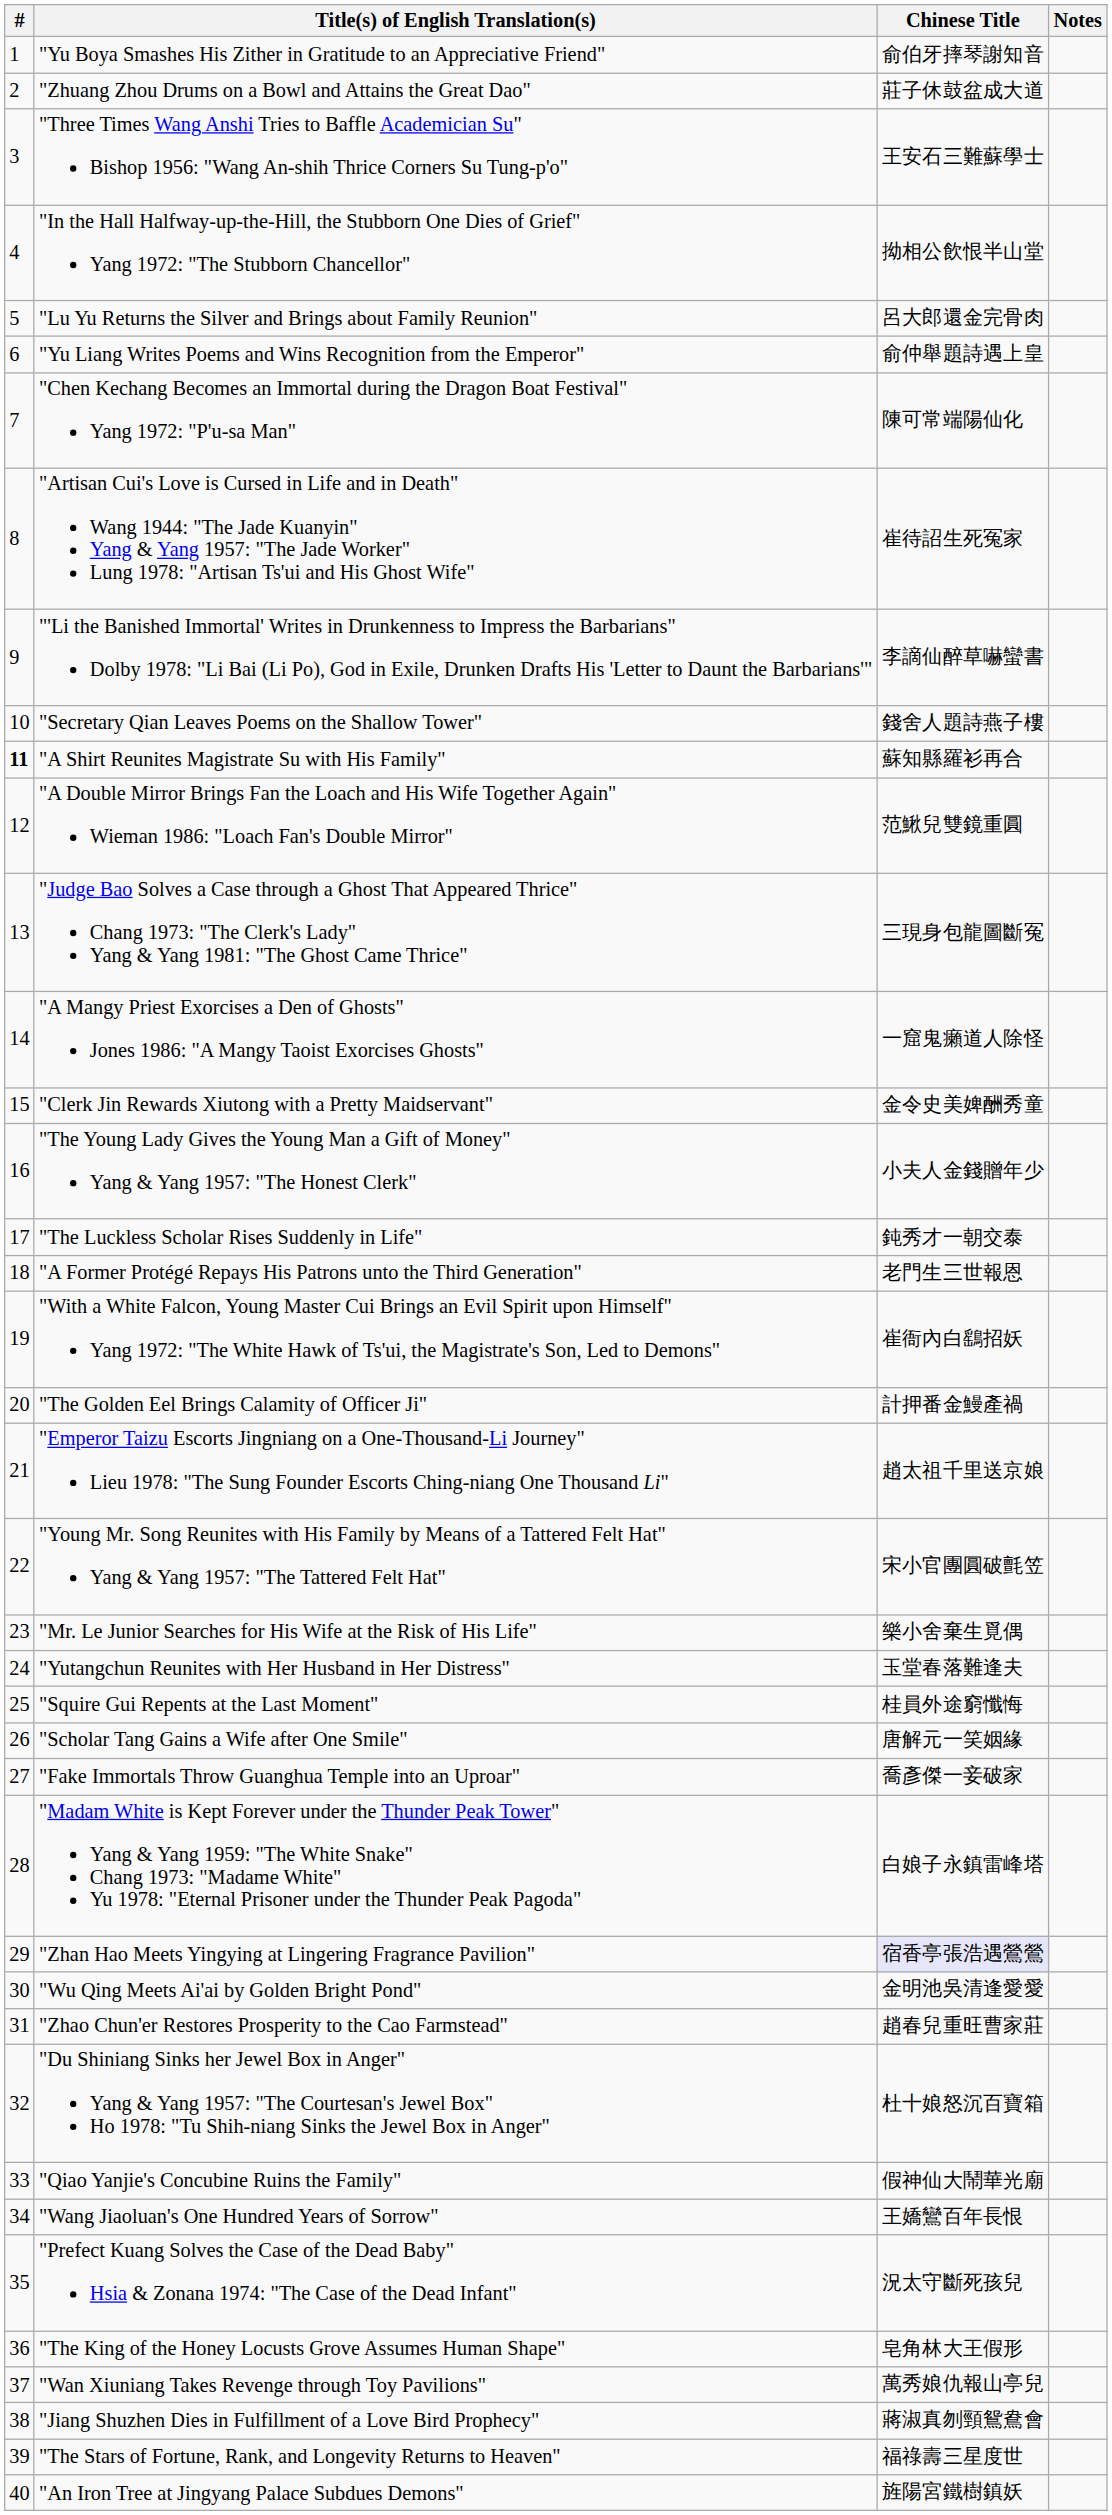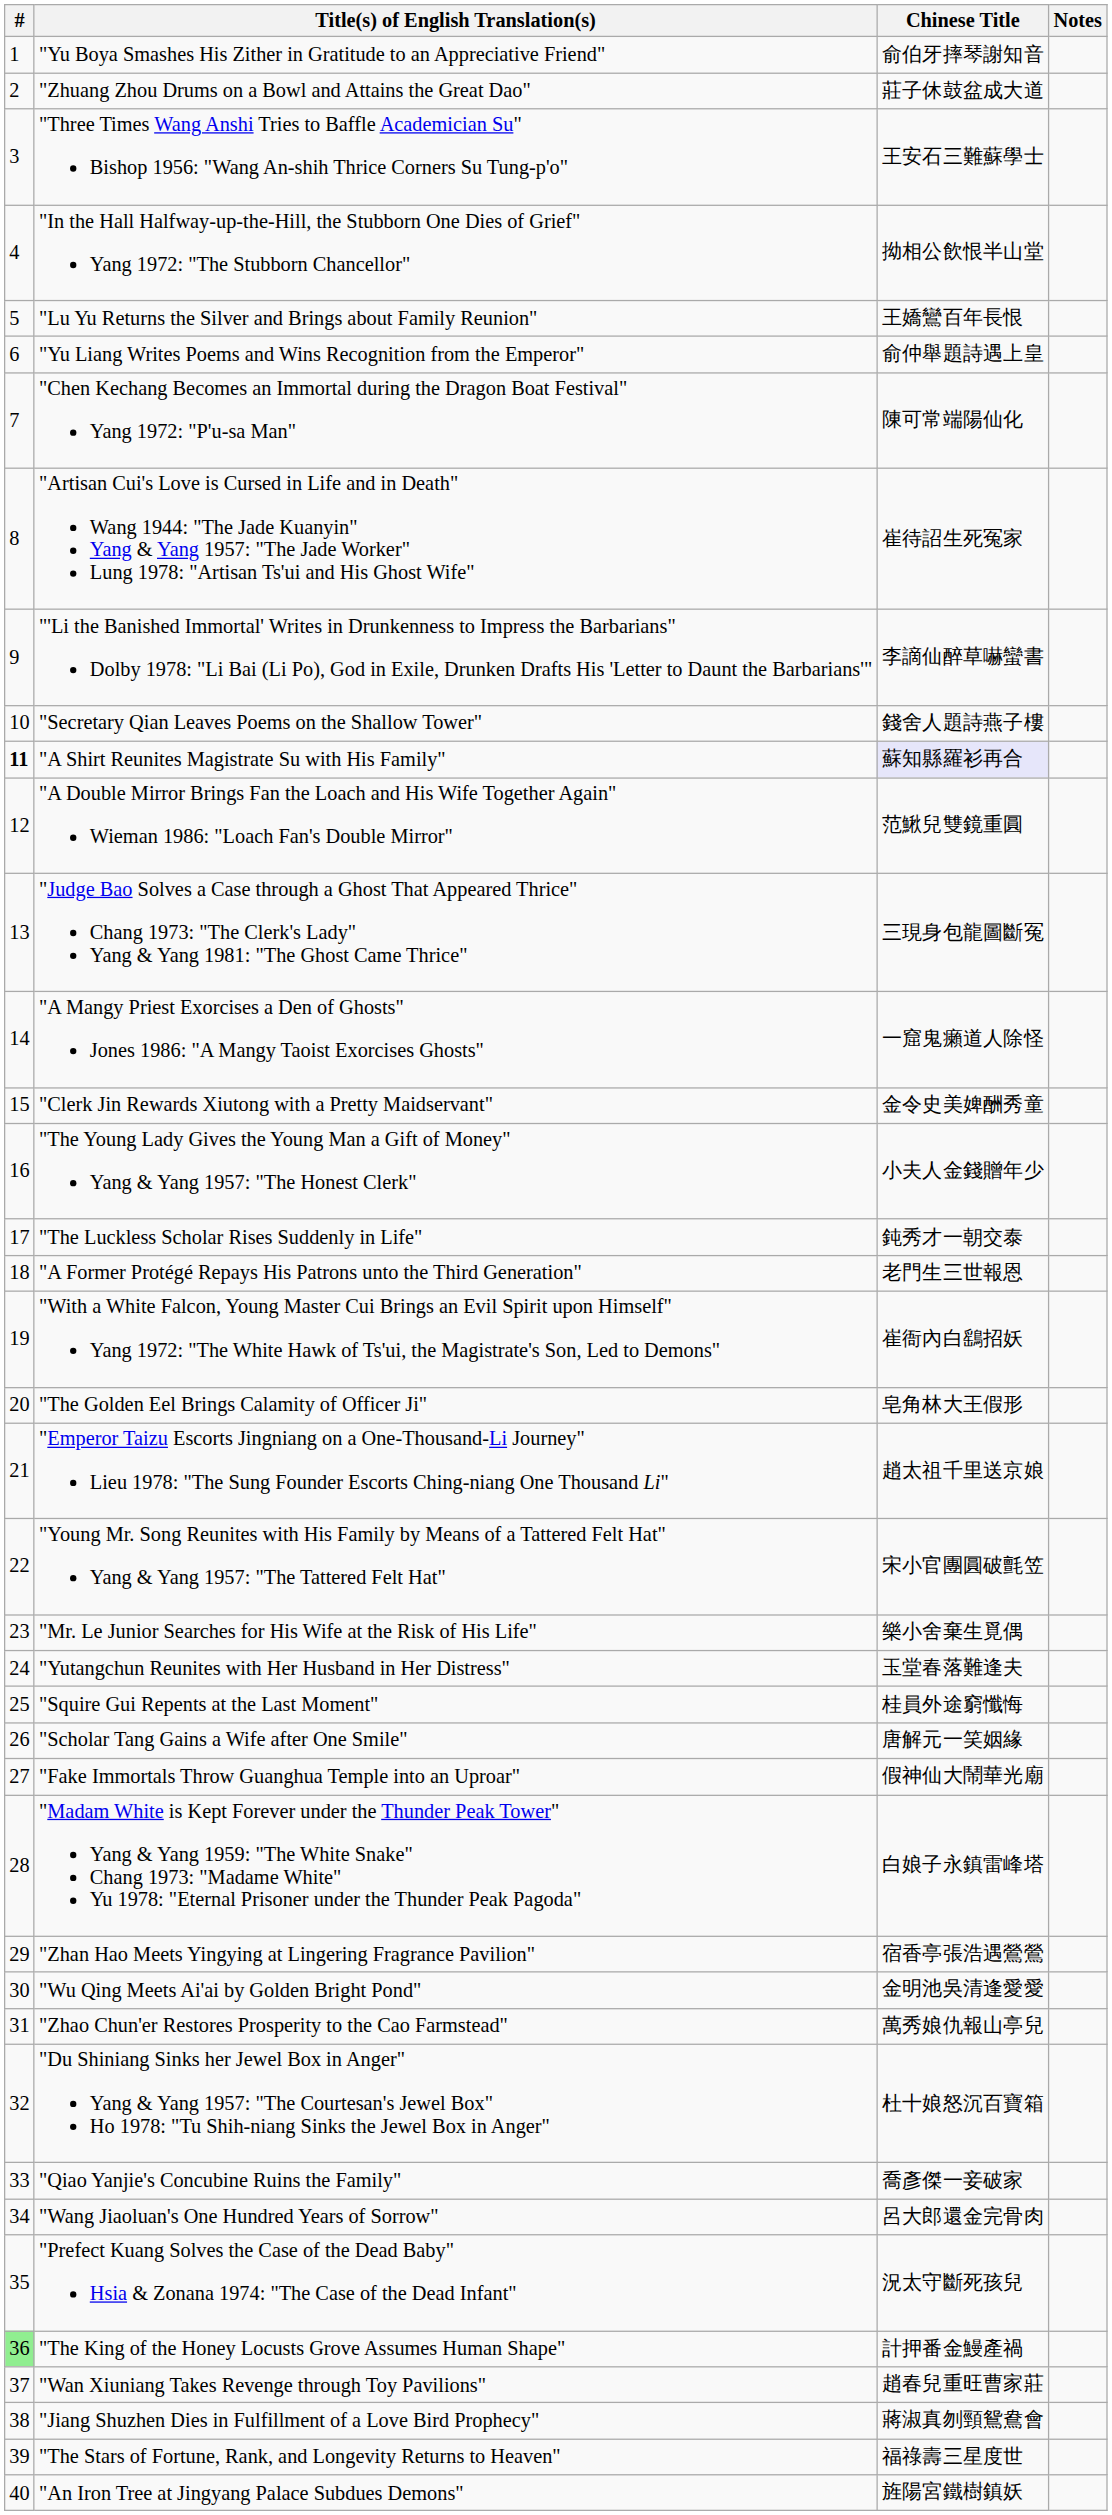(963, 317) 呂大郎還金完骨肉 -> (953, 317) 王嬌鸞百年長恨
(953, 758) no background -> (953, 758) lavender background
(953, 1404) 計押番金鰻產禍 -> (953, 1404) 皂角林大王假形
(953, 1775) 喬彥傑一妾破家 -> (963, 1775) 假神仙大鬧華光廟
(963, 1953) lavender background -> (963, 1953) no background
(963, 2025) 趙春兒重旺曹家莊 -> (963, 2025) 萬秀娘仇報山亭兒
(963, 2180) 假神仙大鬧華光廟 -> (953, 2180) 喬彥傑一妾破家
(953, 2216) 王嬌鸞百年長恨 -> (963, 2216) 呂大郎還金完骨肉
(19, 2348) no background -> (19, 2348) lightgreen background
(953, 2347) 皂角林大王假形 -> (953, 2347) 計押番金鰻產禍
(963, 2383) 萬秀娘仇報山亭兒 -> (963, 2383) 趙春兒重旺曹家莊
